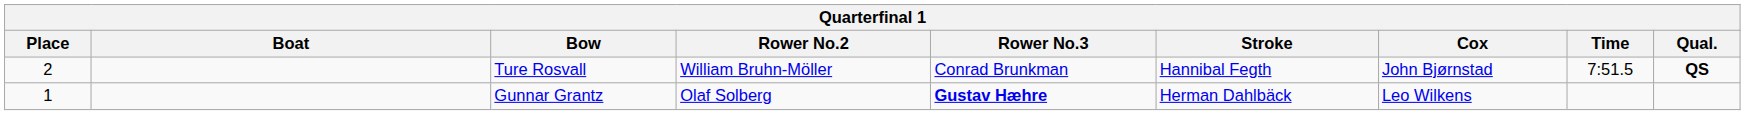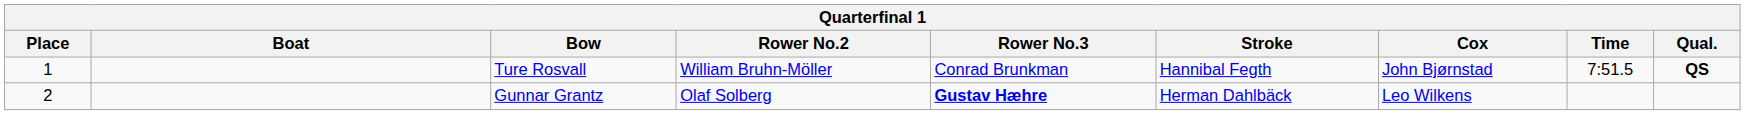(48, 69) 2 -> (48, 69) 1
(48, 95) 1 -> (48, 95) 2
